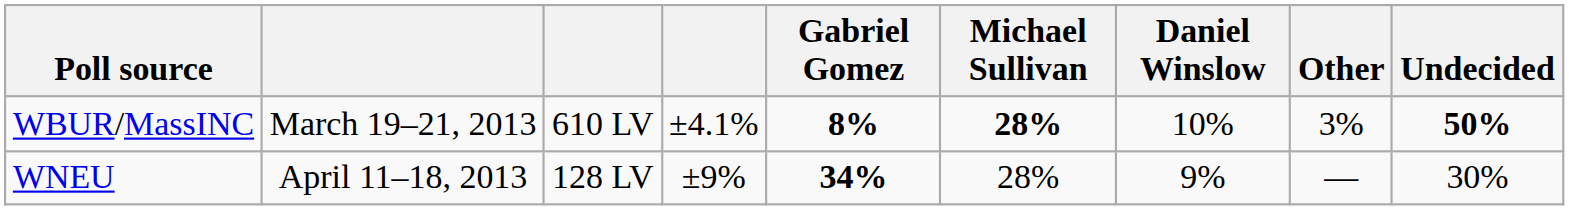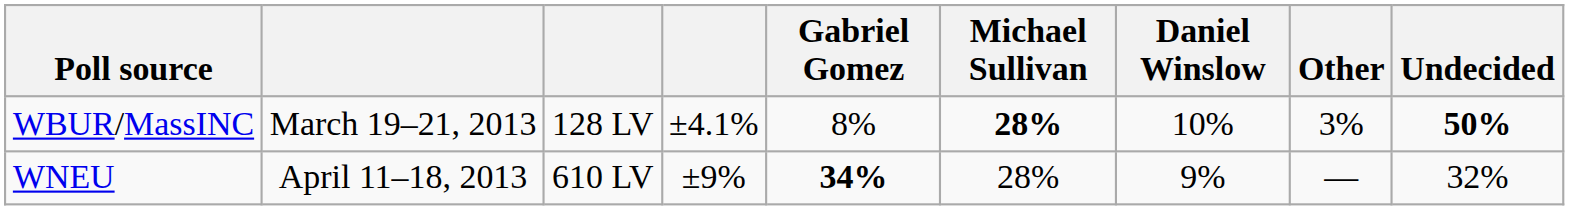(603, 123) 610 LV -> (603, 123) 128 LV
(854, 123) bold -> (854, 123) normal
(603, 177) 128 LV -> (603, 177) 610 LV
(1477, 177) 30% -> (1477, 177) 32%
